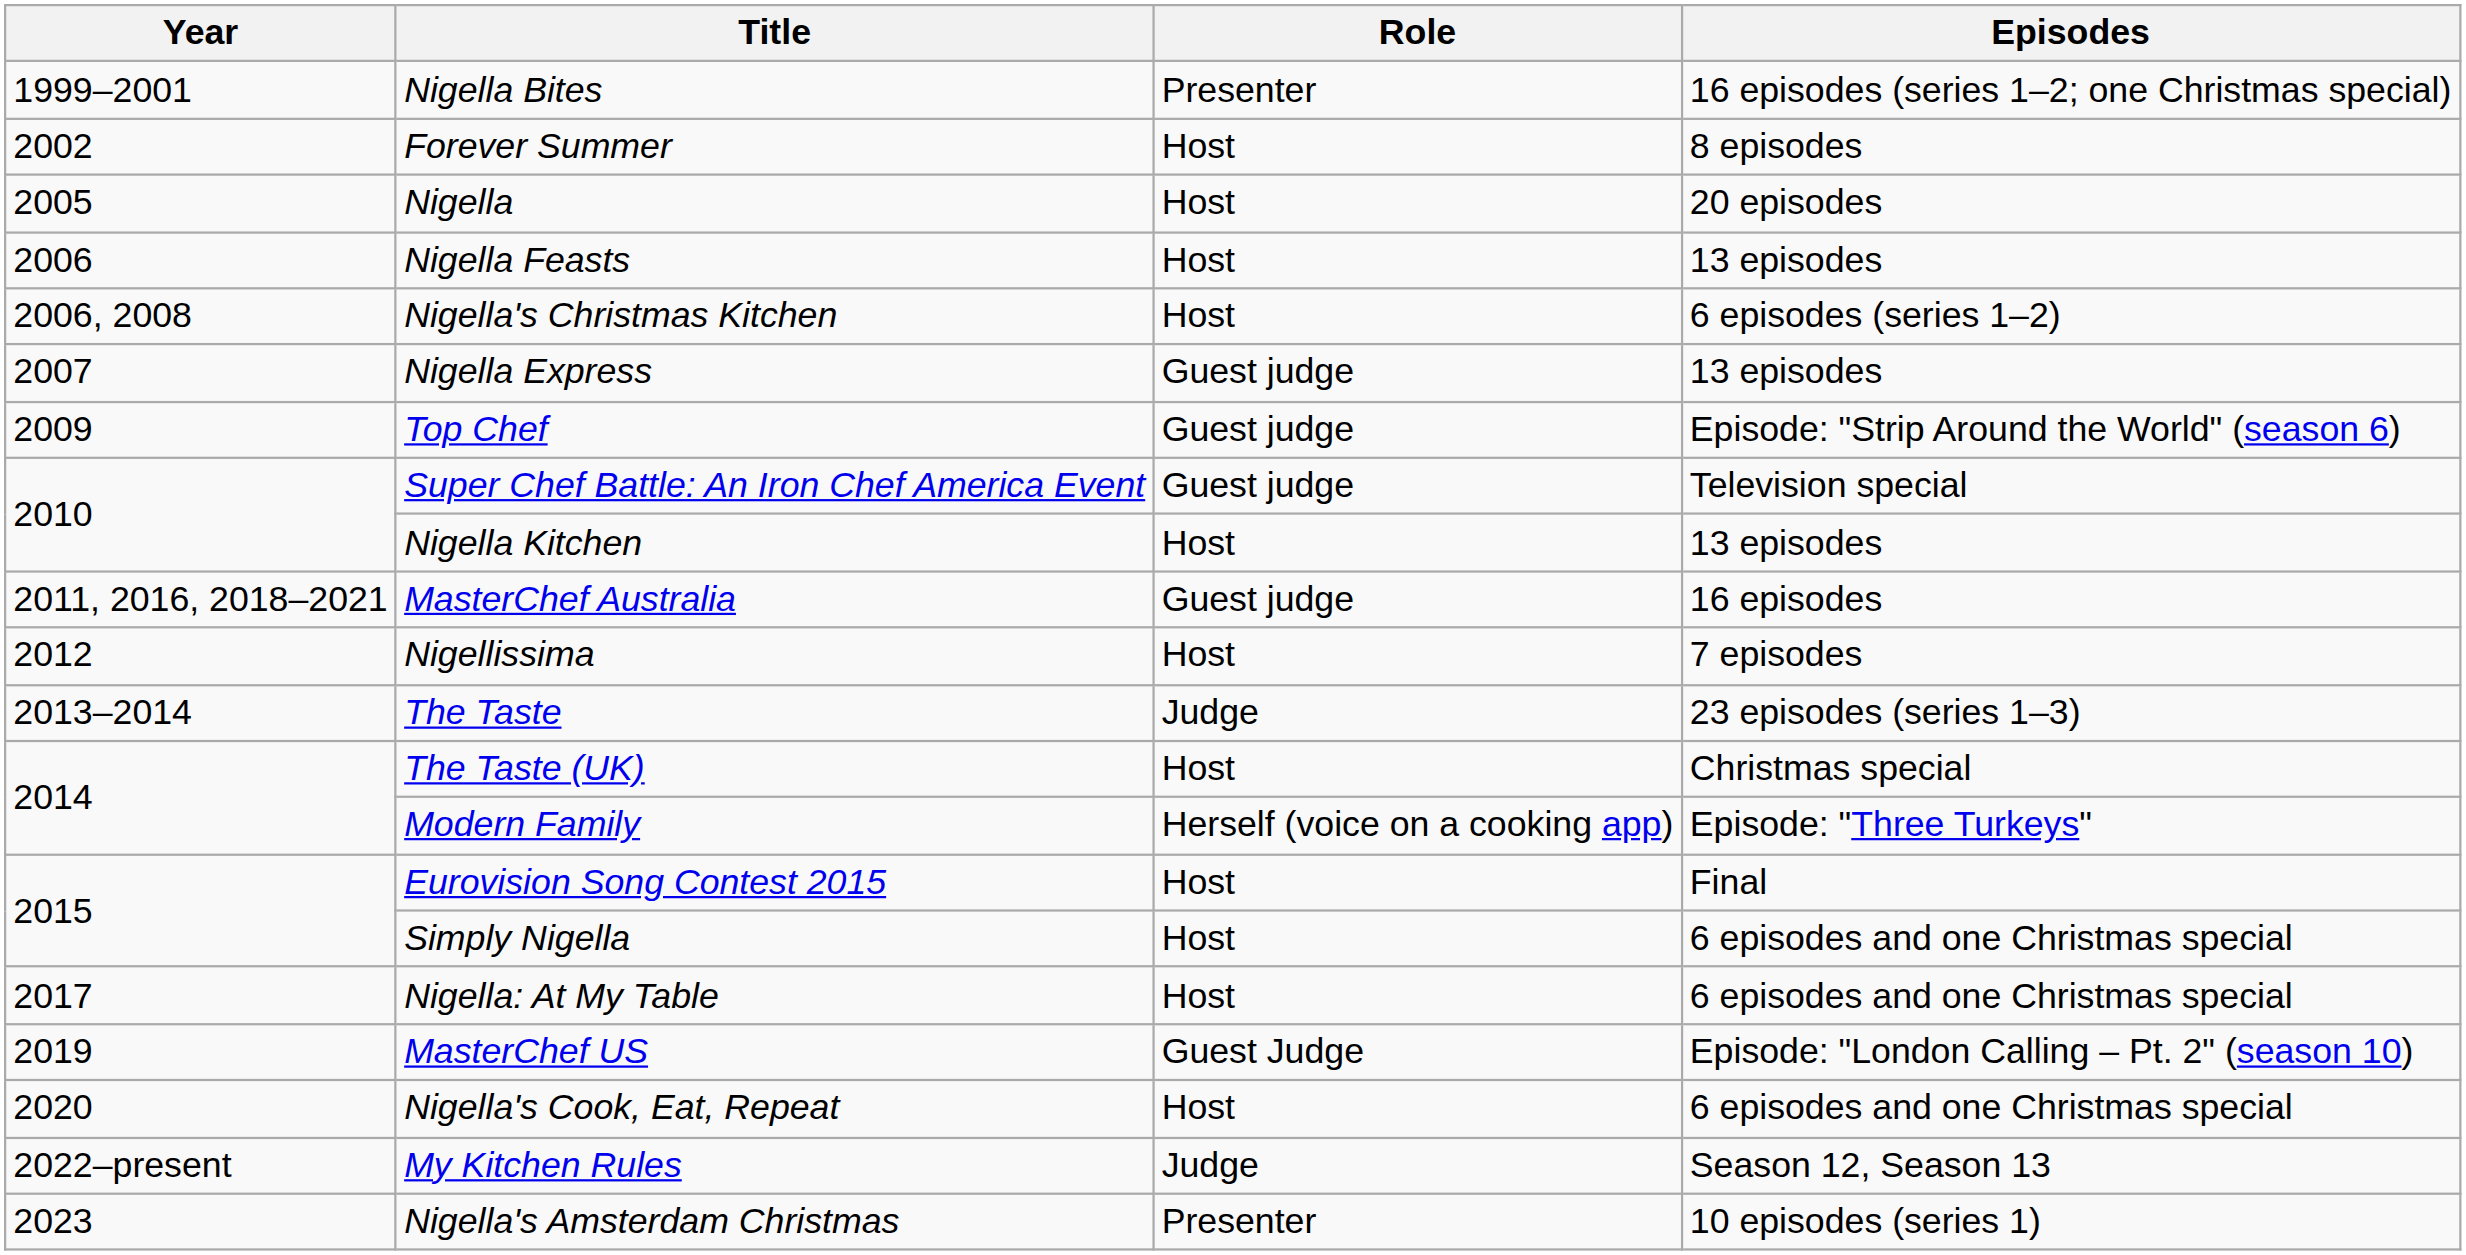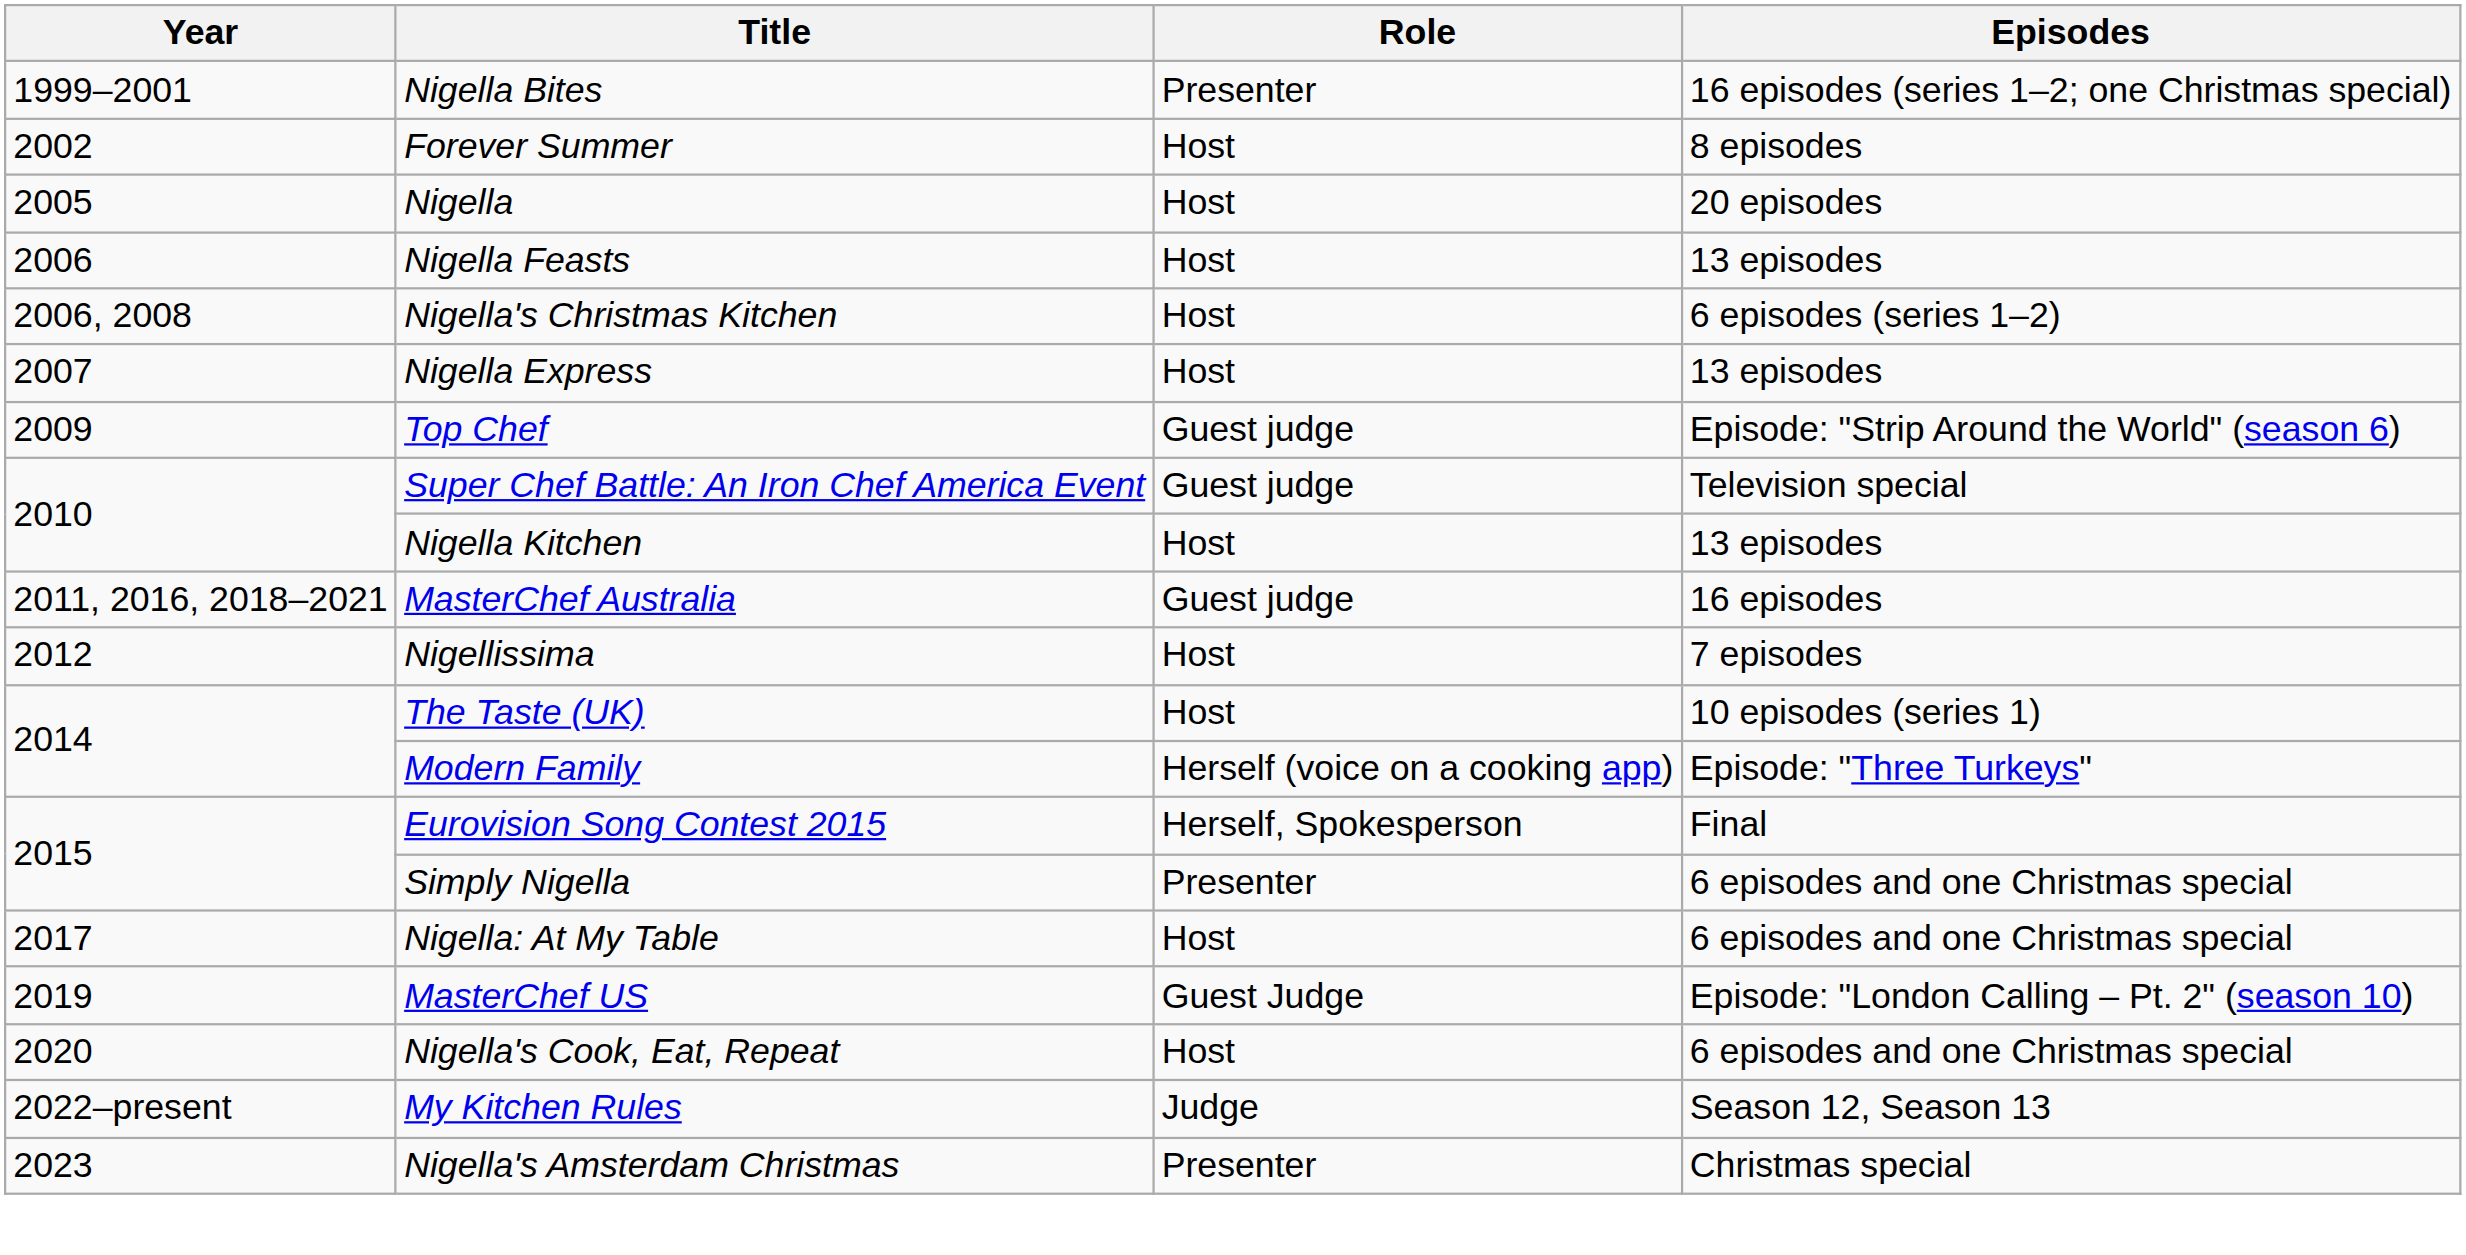(1258, 372) Guest judge -> (1198, 372) Host
- row: (483, 711)
(1831, 768) Christmas special -> (1865, 711) 10 episodes (series 1)
(1198, 881) Host -> (1342, 825) Herself, Spokesperson
(1198, 938) Host -> (1239, 881) Presenter
(1865, 1221) 10 episodes (series 1) -> (1831, 1164) Christmas special
